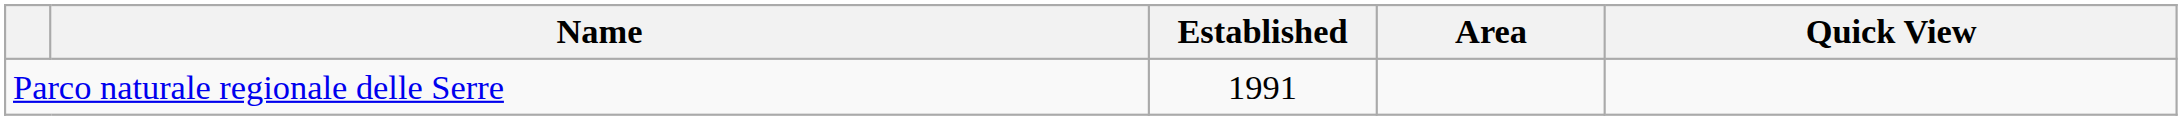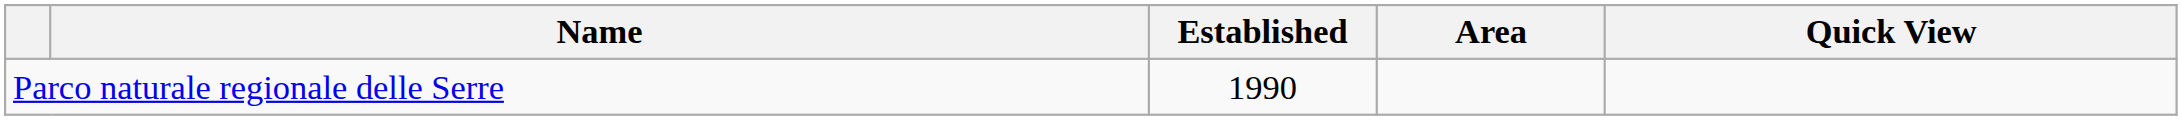(1262, 86) 1991 -> (1262, 86) 1990
